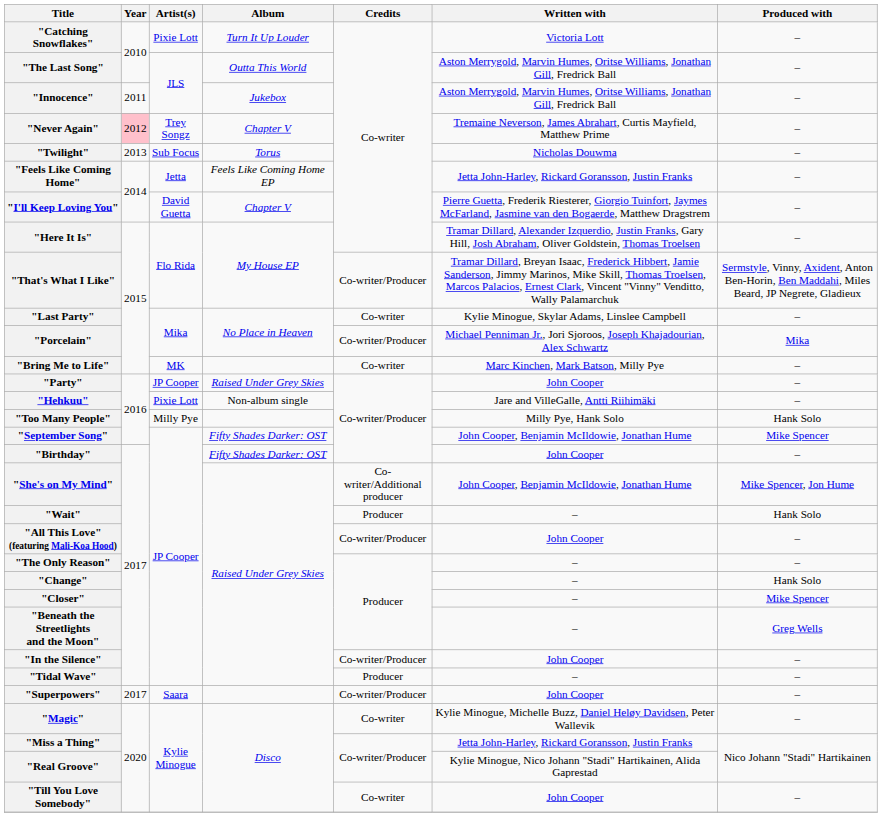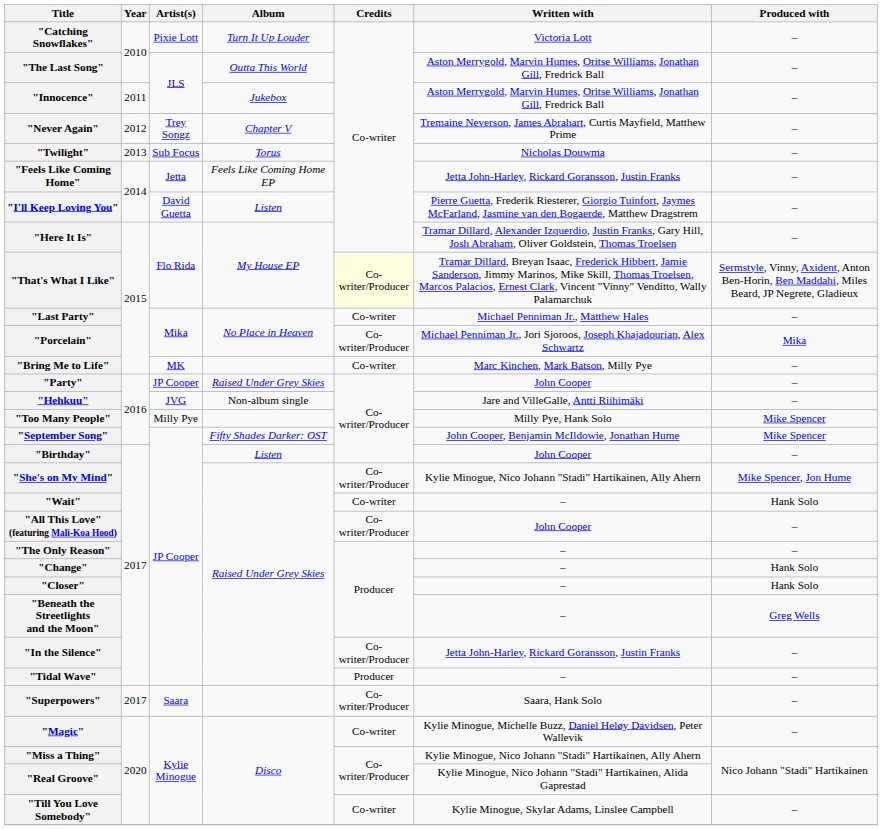(135, 128) pink background -> (135, 128) no background
(268, 207) Chapter V -> (268, 207) Listen
(383, 280) no background -> (374, 280) lightyellow background
(575, 317) Kylie Minogue, Skylar Adams, Linslee Campbell -> (563, 317) Michael Penniman Jr., Matthew Hales
(176, 400) Pixie Lott -> (176, 400) JVG
(797, 418) Hank Solo -> (794, 418) Mike Spencer
(268, 453) Fifty Shades Darker: OST -> (268, 453) Listen
(383, 484) Co-writer/Additional producer -> (374, 478) Co-writer/Producer
(575, 484) John Cooper, Benjamin McIldowie, Jonathan Hume -> (563, 478) Kylie Minogue, Nico Johann "Stadi" Hartikainen, Ally Ahern
(383, 514) Producer -> (374, 502) Co-writer
(797, 598) Mike Spencer -> (794, 585) Hank Solo
(575, 659) John Cooper -> (563, 652) Jetta John-Harley, Rickard Goransson, Justin Franks
(575, 694) John Cooper -> (563, 700) Saara, Hank Solo
(575, 742) Jetta John-Harley, Rickard Goransson, Justin Franks -> (563, 755) Kylie Minogue, Nico Johann "Stadi" Hartikainen, Ally Ahern
(575, 797) John Cooper -> (563, 809) Kylie Minogue, Skylar Adams, Linslee Campbell
